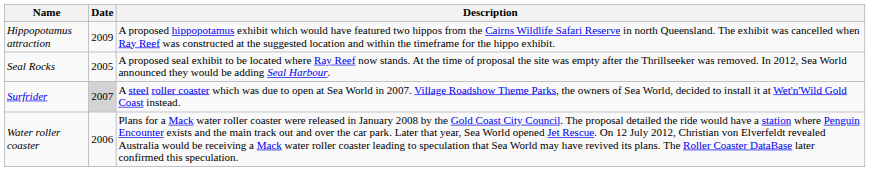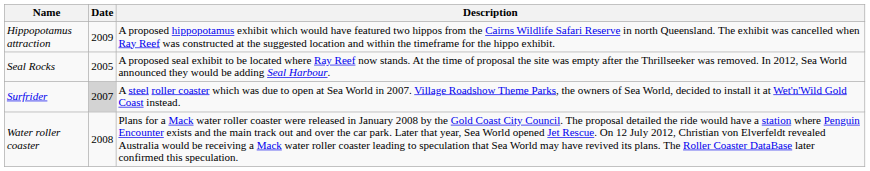(102, 139) 2006 -> (102, 139) 2008
